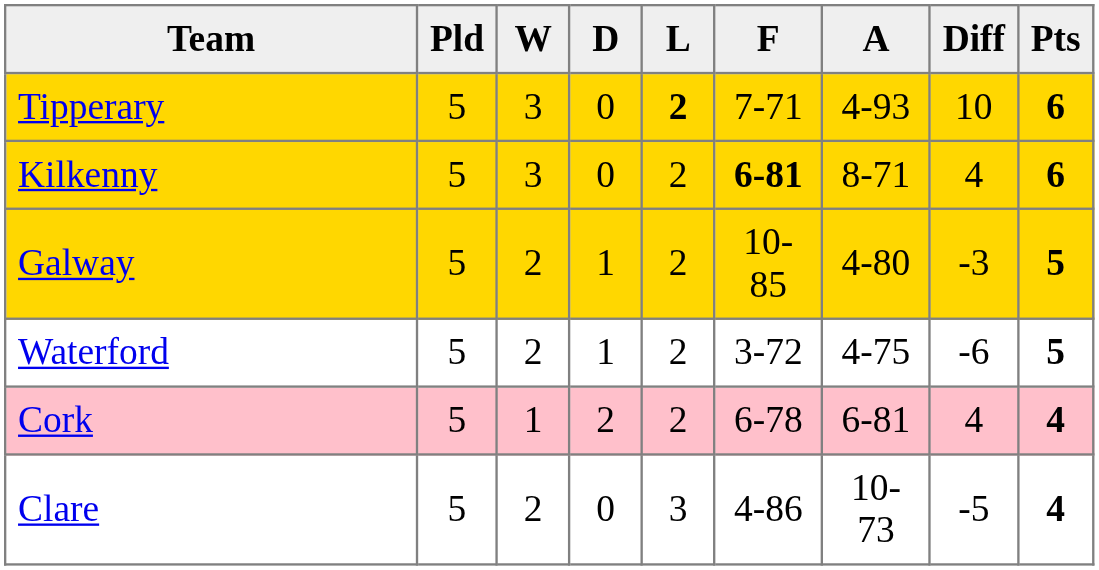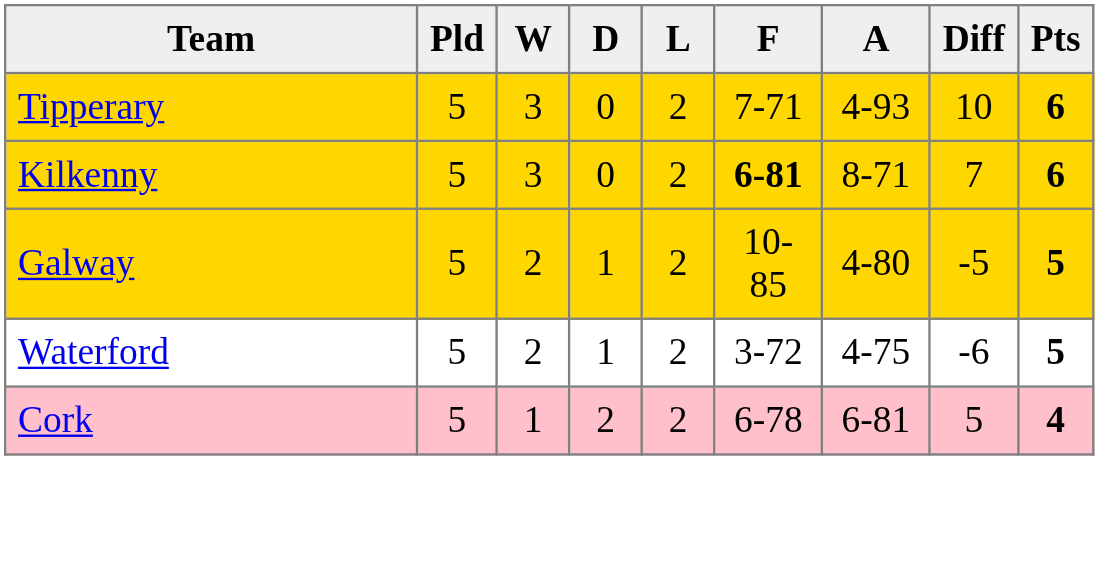(678, 106) bold -> (678, 106) normal
(974, 174) 4 -> (974, 174) 7
(974, 263) -3 -> (974, 263) -5
(974, 419) 4 -> (974, 419) 5
- row: (59, 508)
